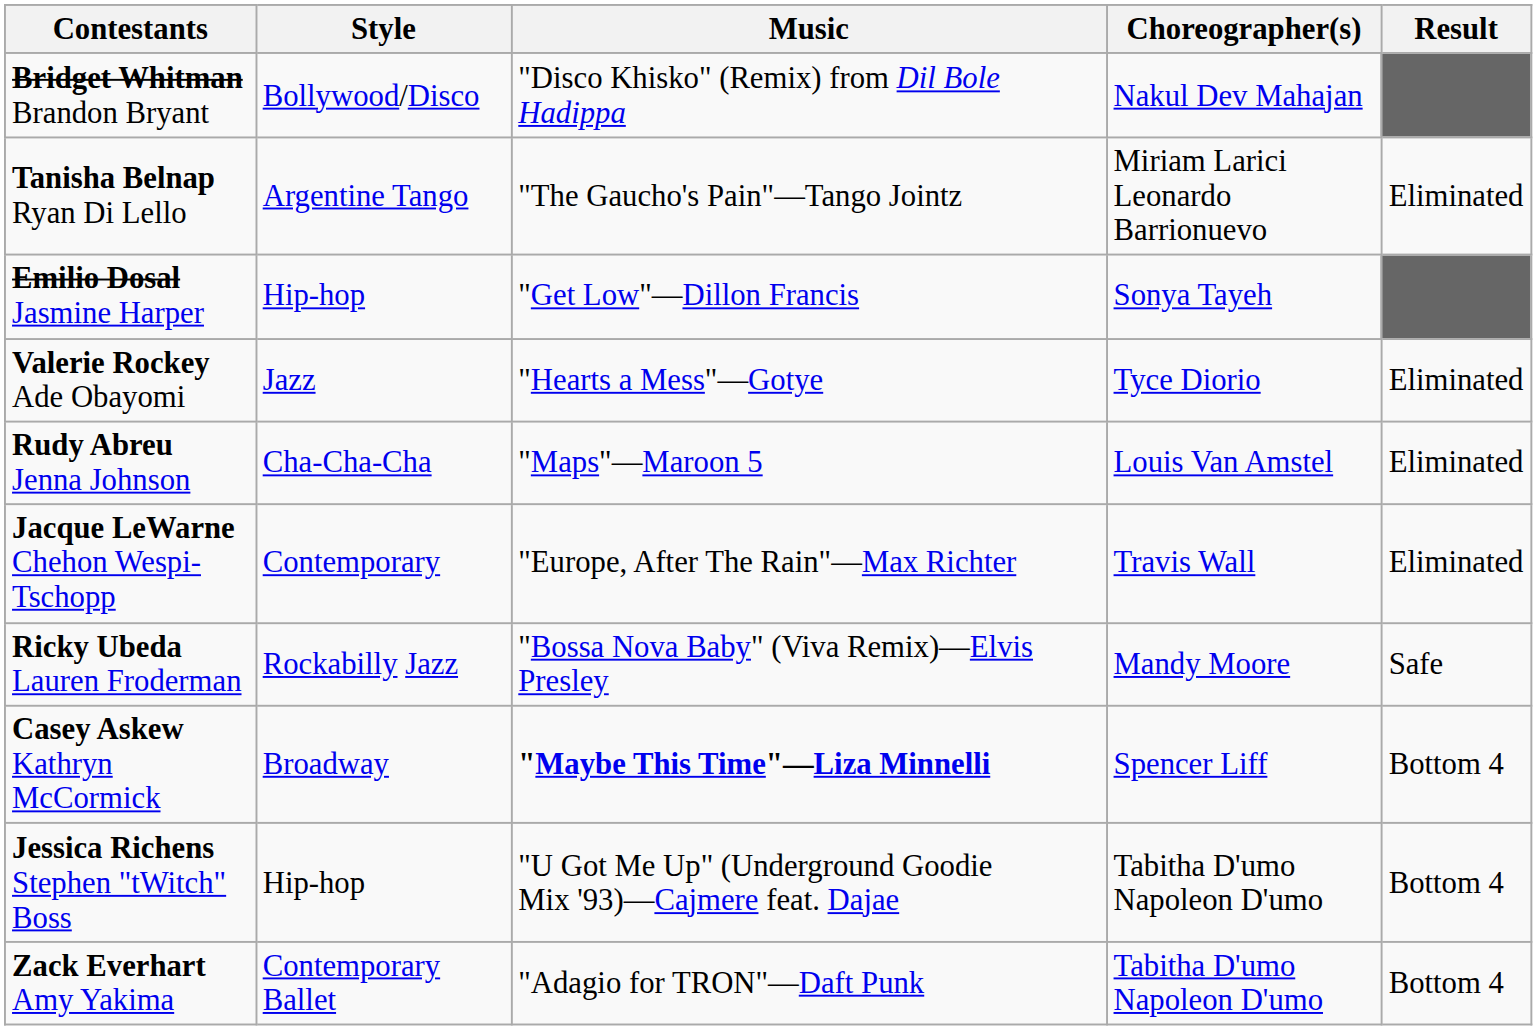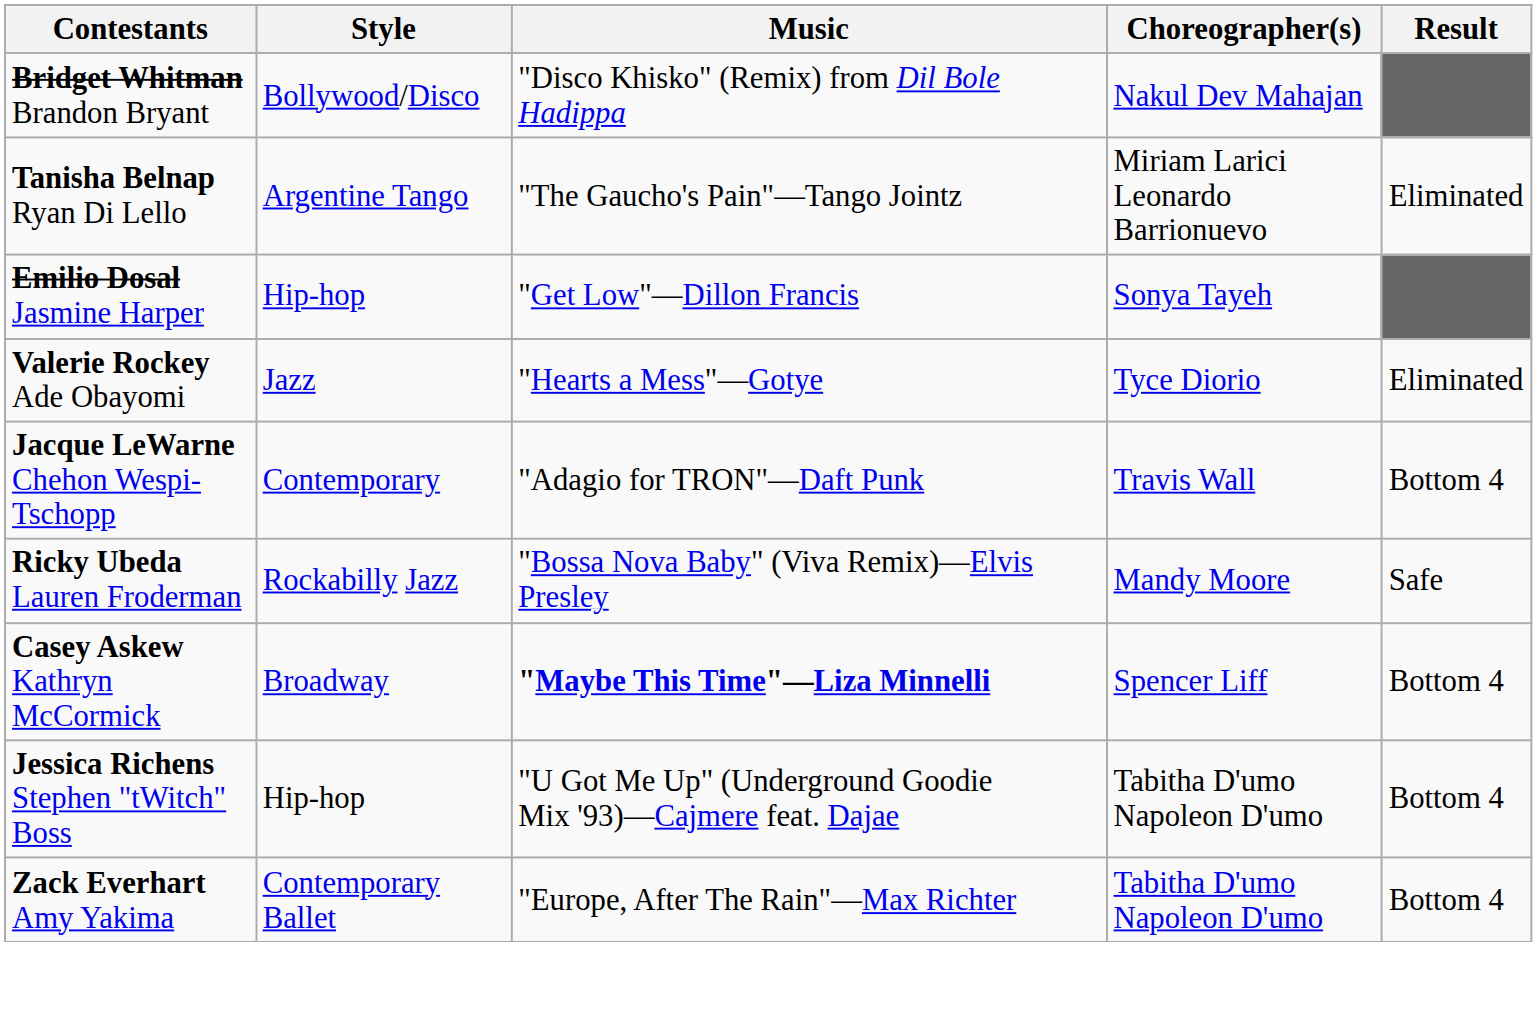- row: (101, 462)
(767, 563) "Europe, After The Rain"—Max Richter -> (721, 479) "Adagio for TRON"—Daft Punk
(1456, 563) Eliminated -> (1446, 479) Bottom 4
(721, 982) "Adagio for TRON"—Daft Punk -> (767, 899) "Europe, After The Rain"—Max Richter
